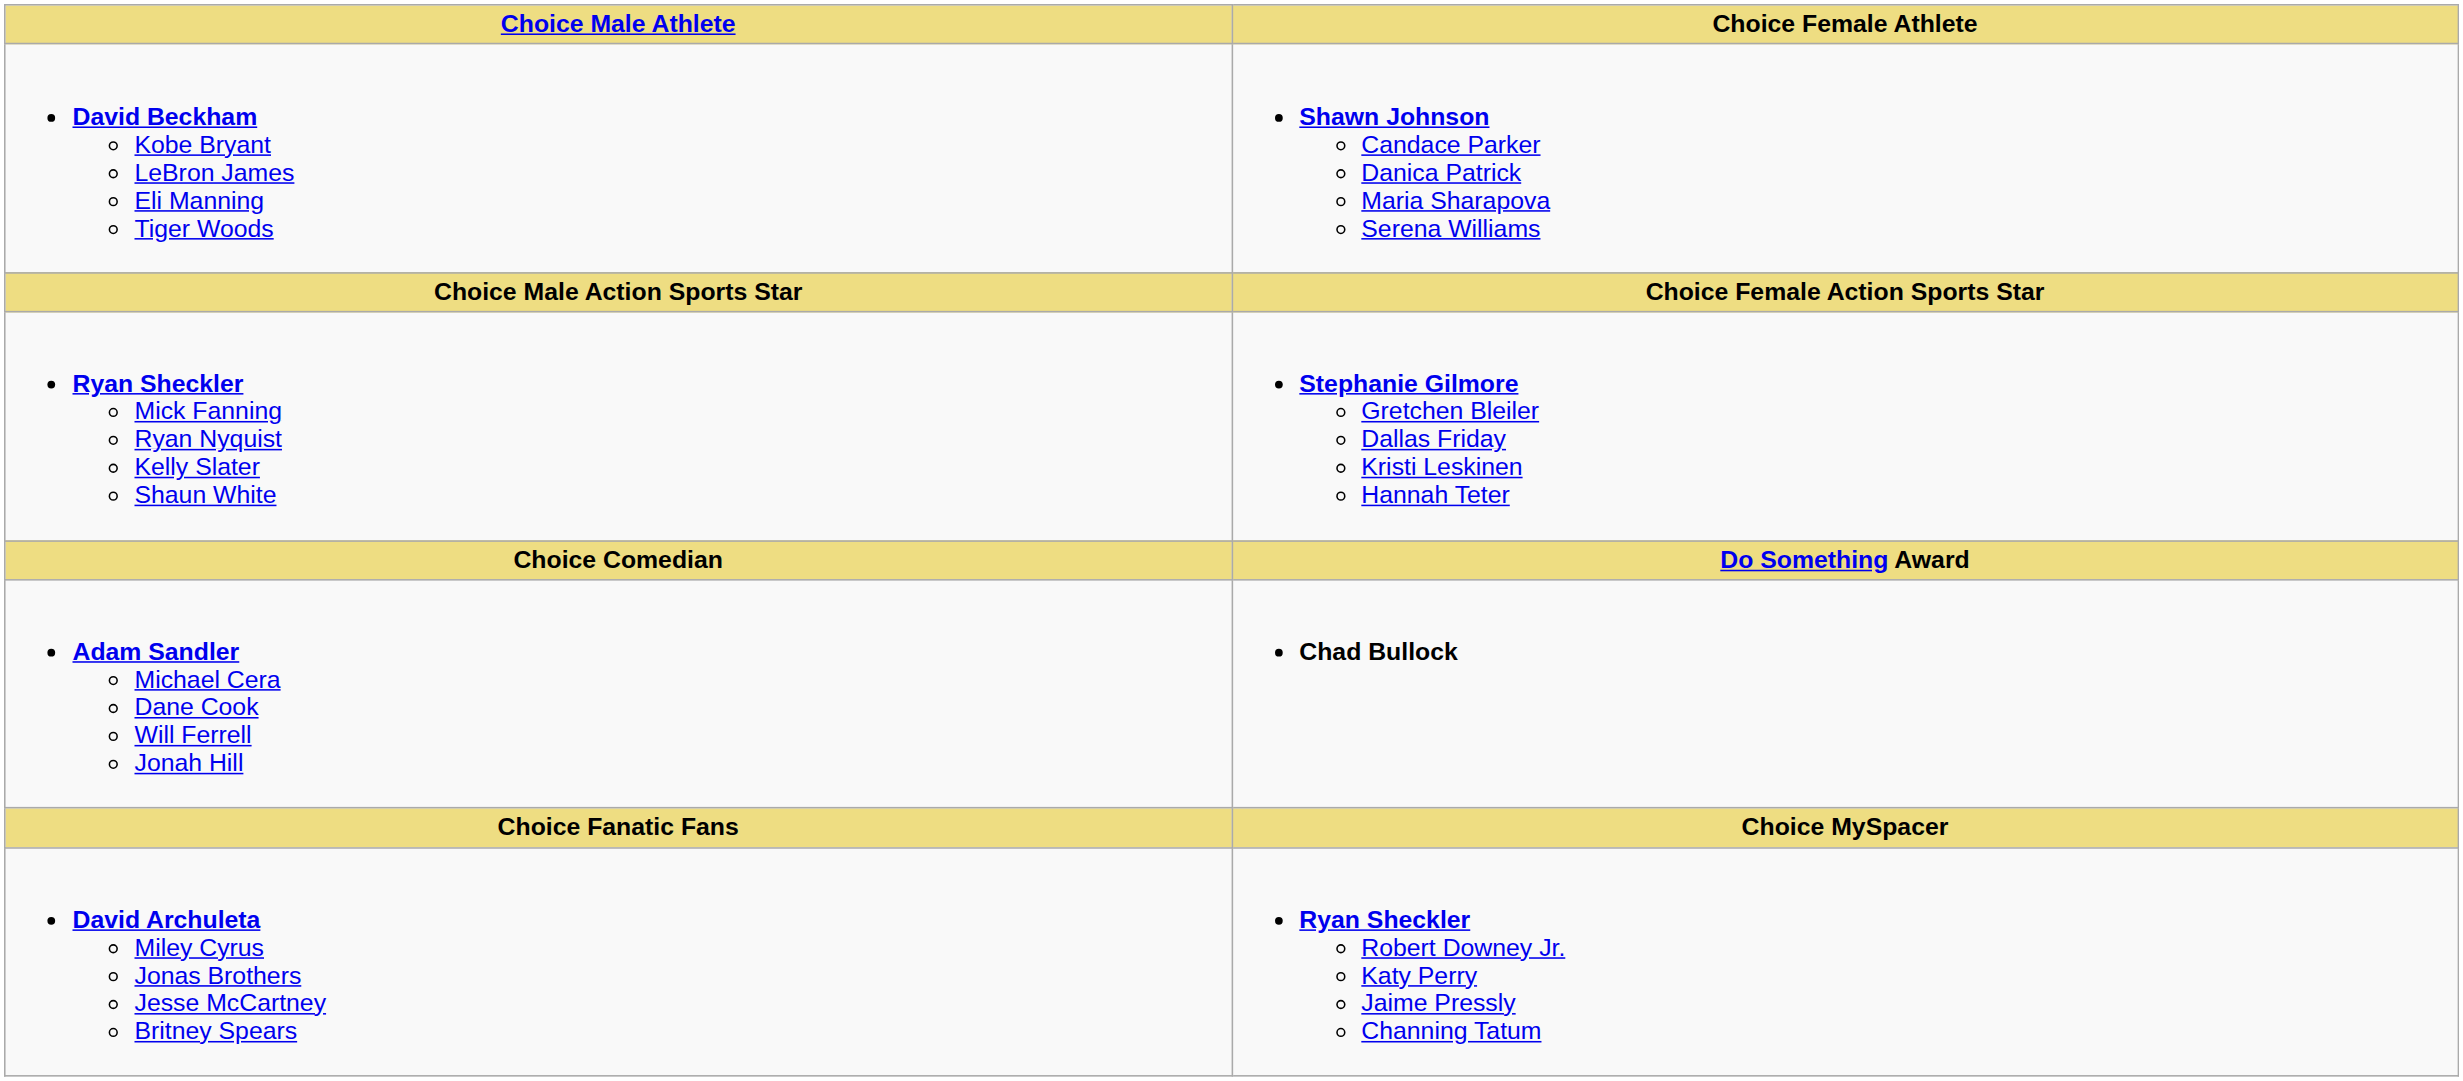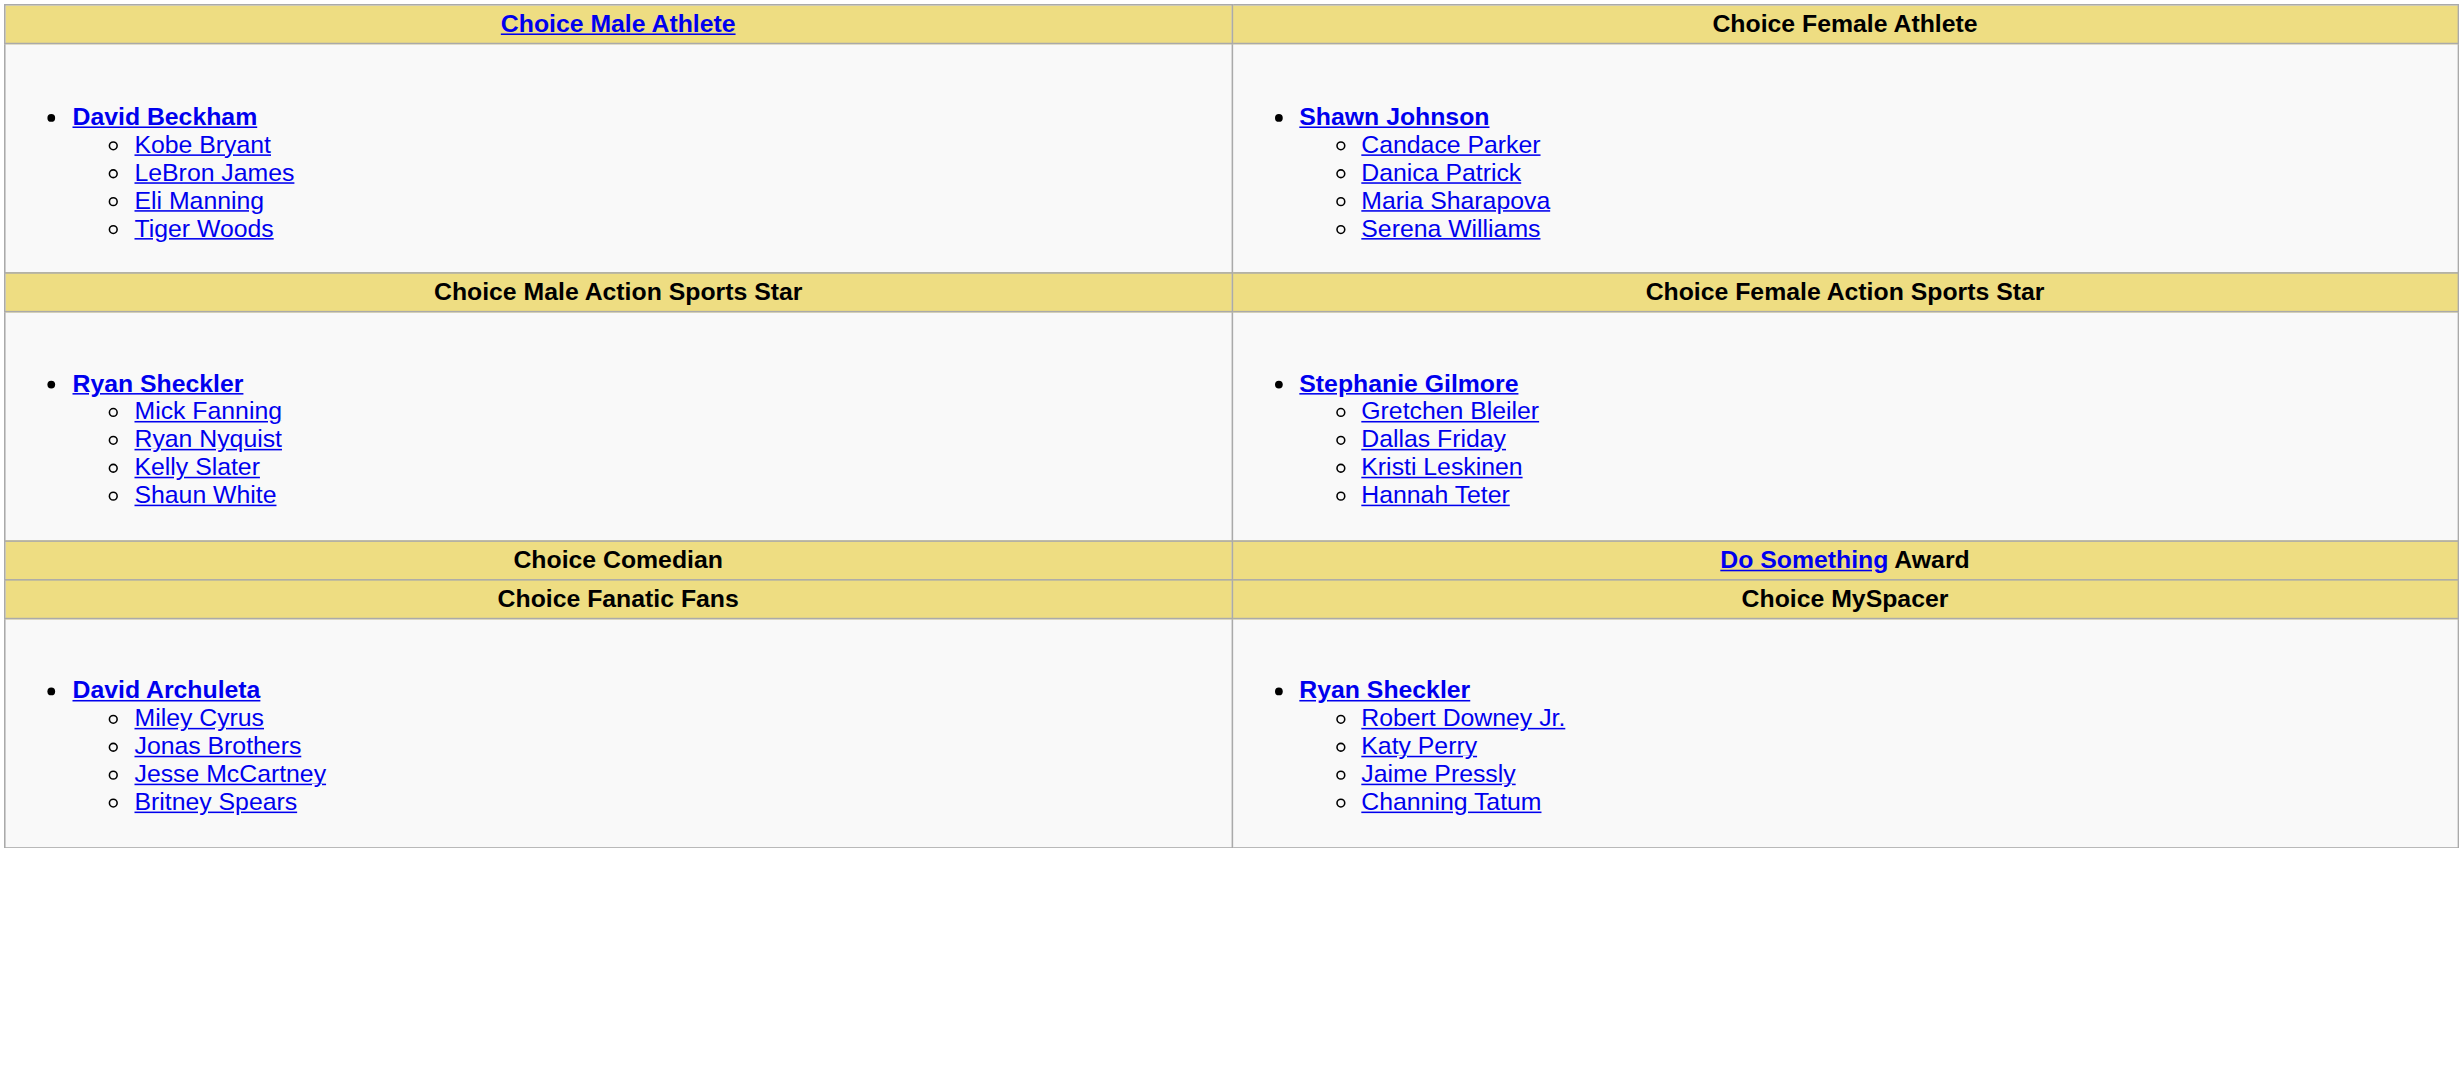- row: (618, 708)
